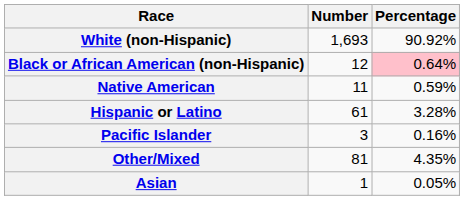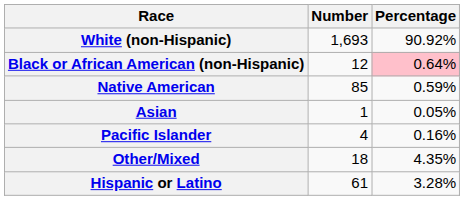(360, 87) 11 -> (360, 87) 85
rows swapped: (156, 183) <-> (156, 111)
(364, 135) 3 -> (364, 135) 4
(360, 159) 81 -> (360, 159) 18
